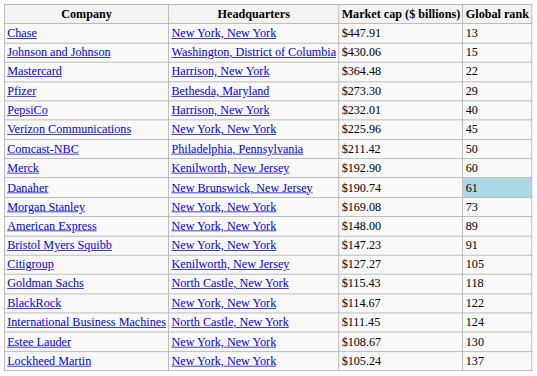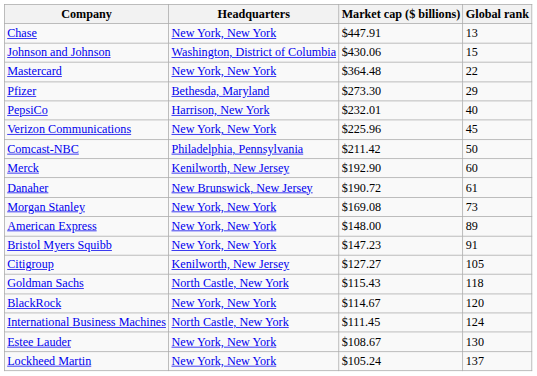(220, 71) Harrison, New York -> (224, 71) New York, New York
(361, 187) $190.74 -> (361, 187) $190.72
(472, 187) lightblue background -> (472, 187) no background
(475, 303) 122 -> (475, 303) 120
